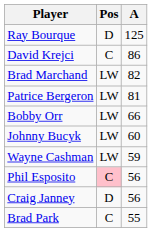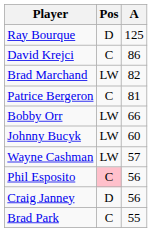(109, 95) LW -> (109, 95) C
(134, 156) 59 -> (134, 156) 57
